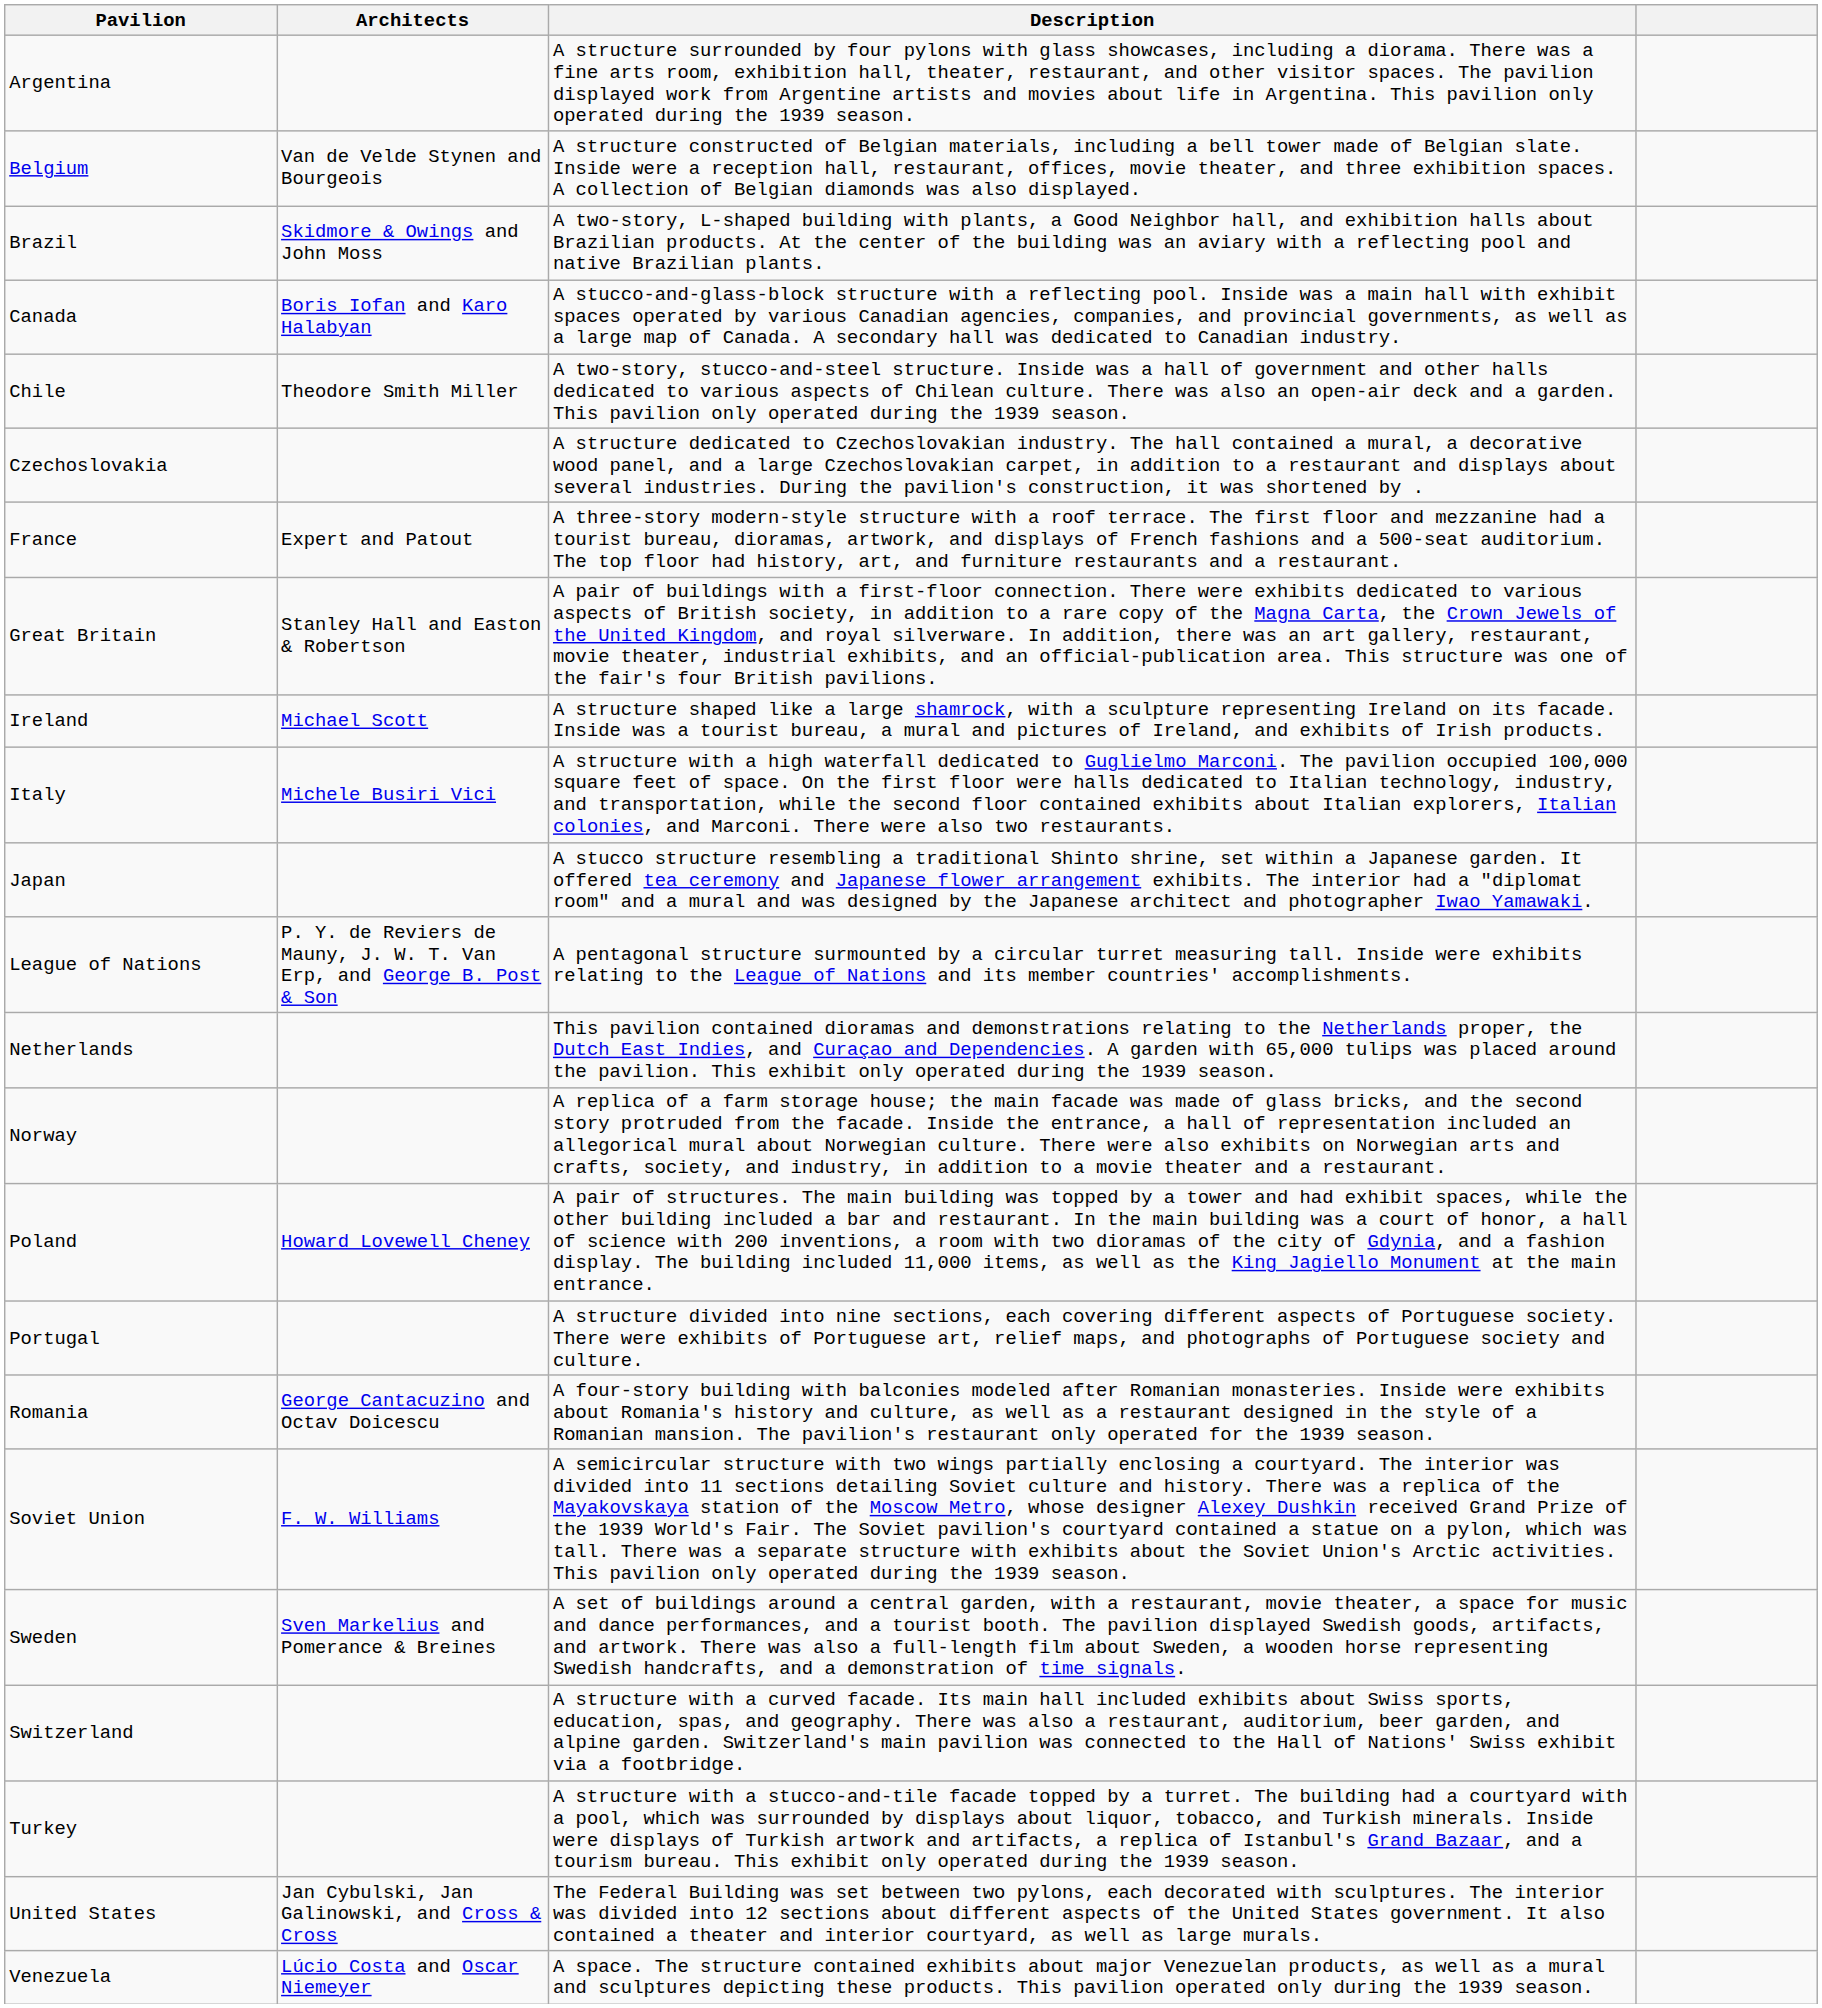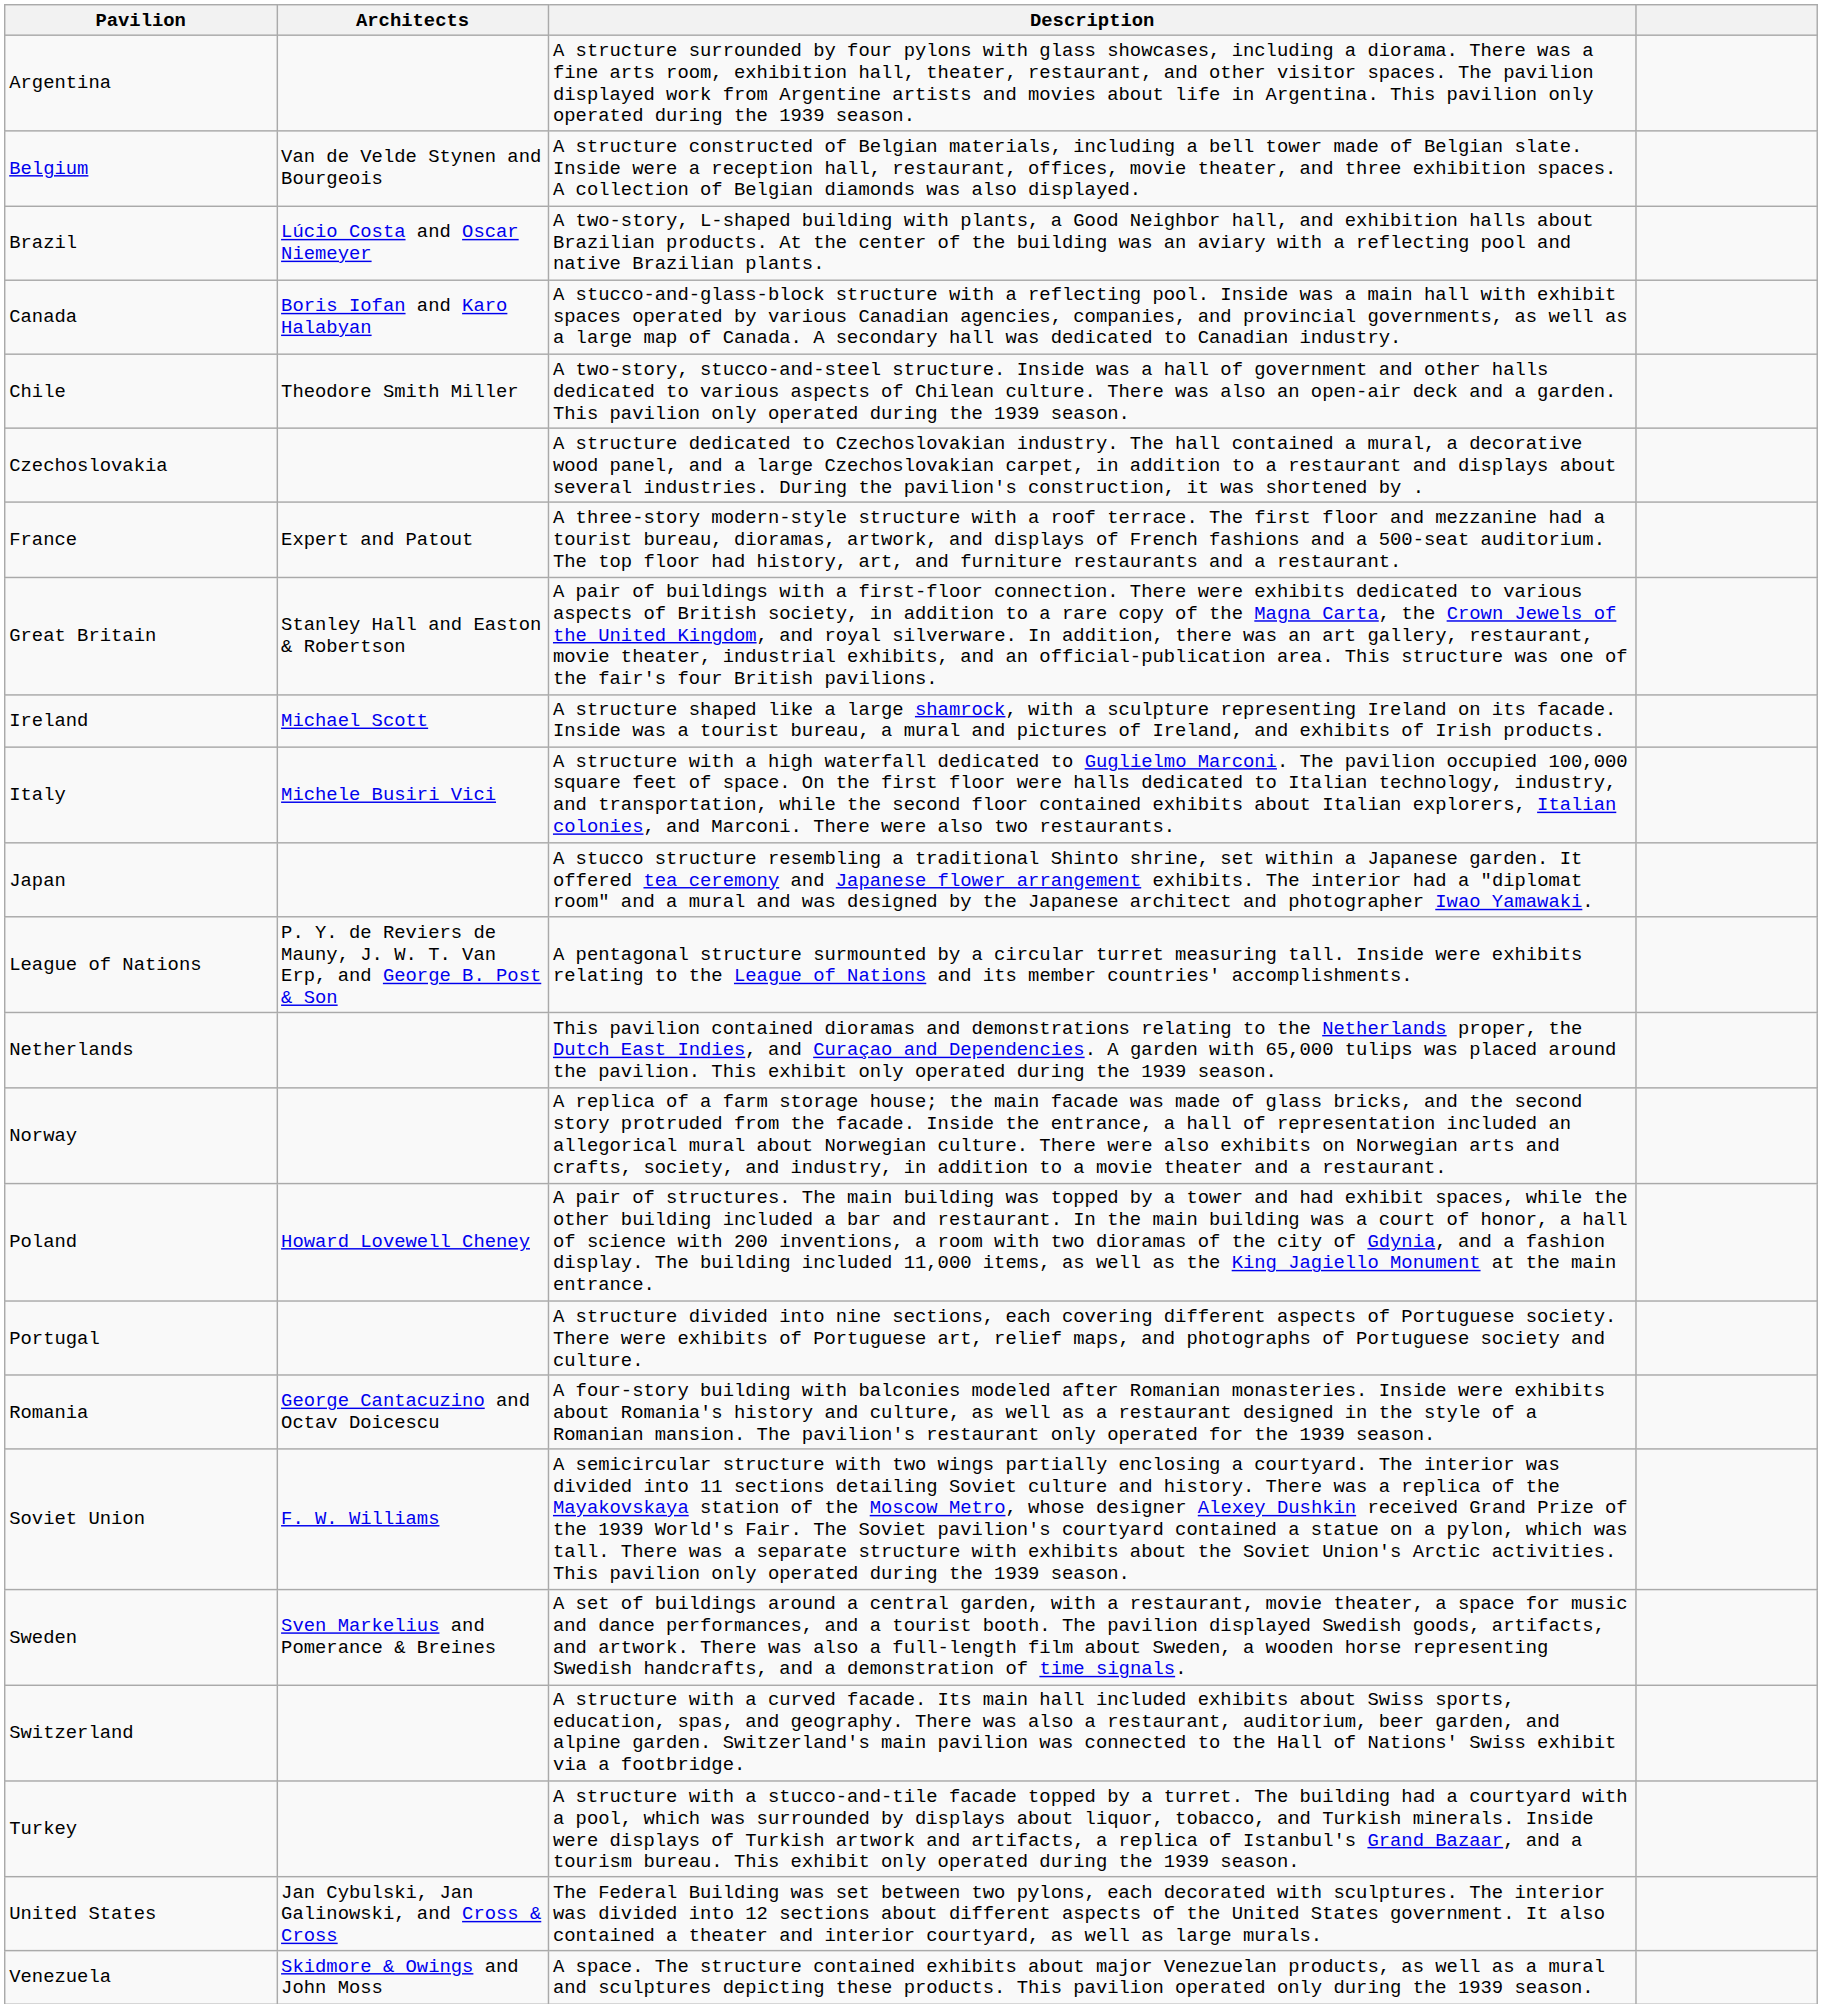(400, 243) Skidmore & Owings and John Moss -> (400, 243) Lúcio Costa and Oscar Niemeyer
(400, 1977) Lúcio Costa and Oscar Niemeyer -> (400, 1977) Skidmore & Owings and John Moss
